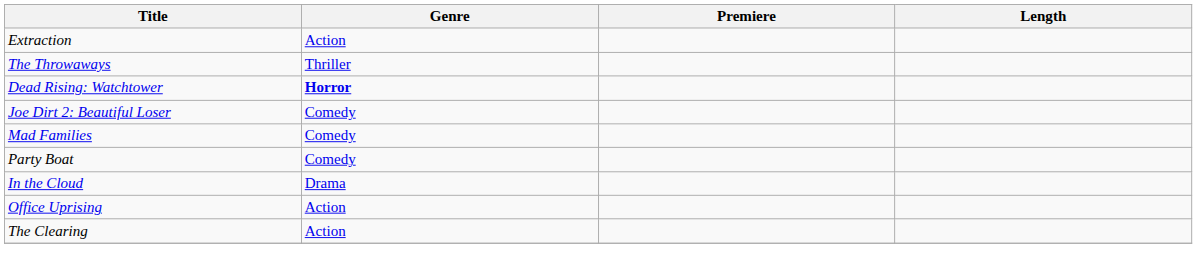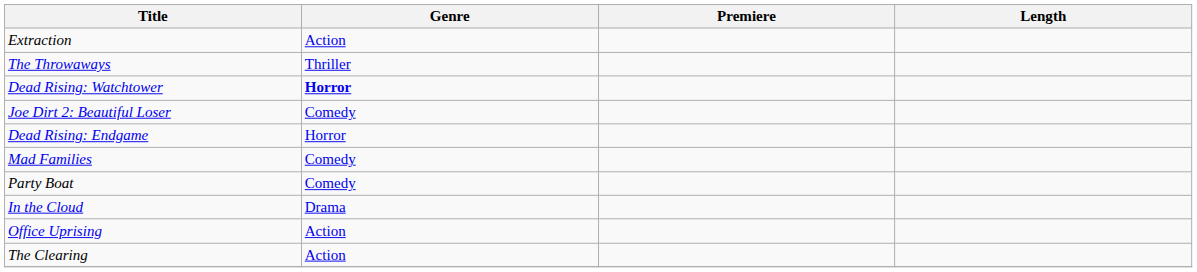+ row: (78, 135)
